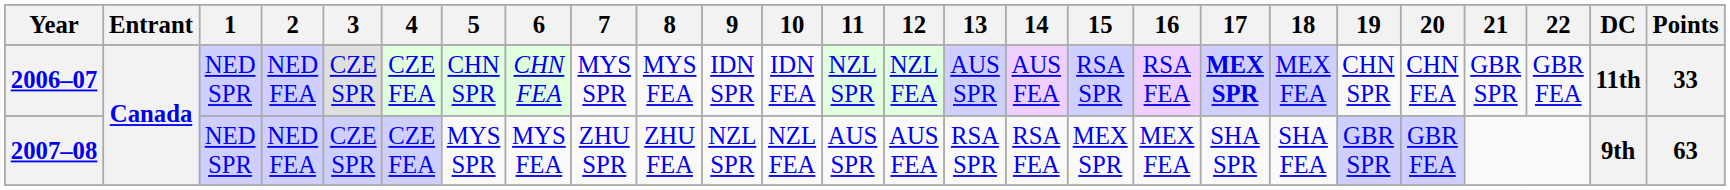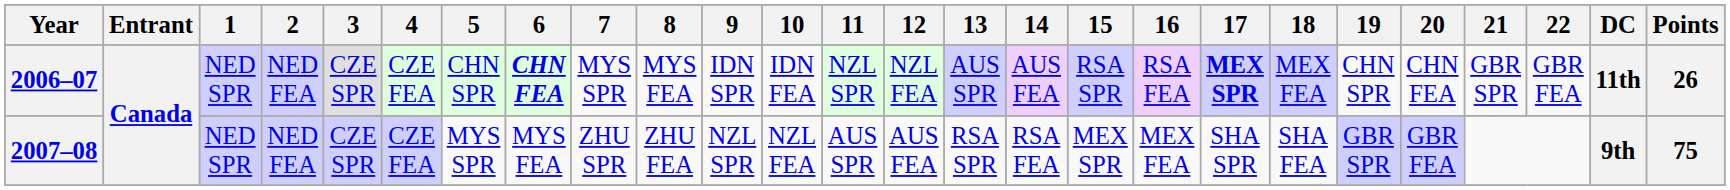(539, 79) normal -> (539, 79) bold
(1686, 79) 33 -> (1686, 79) 26
(1686, 149) 63 -> (1686, 149) 75
